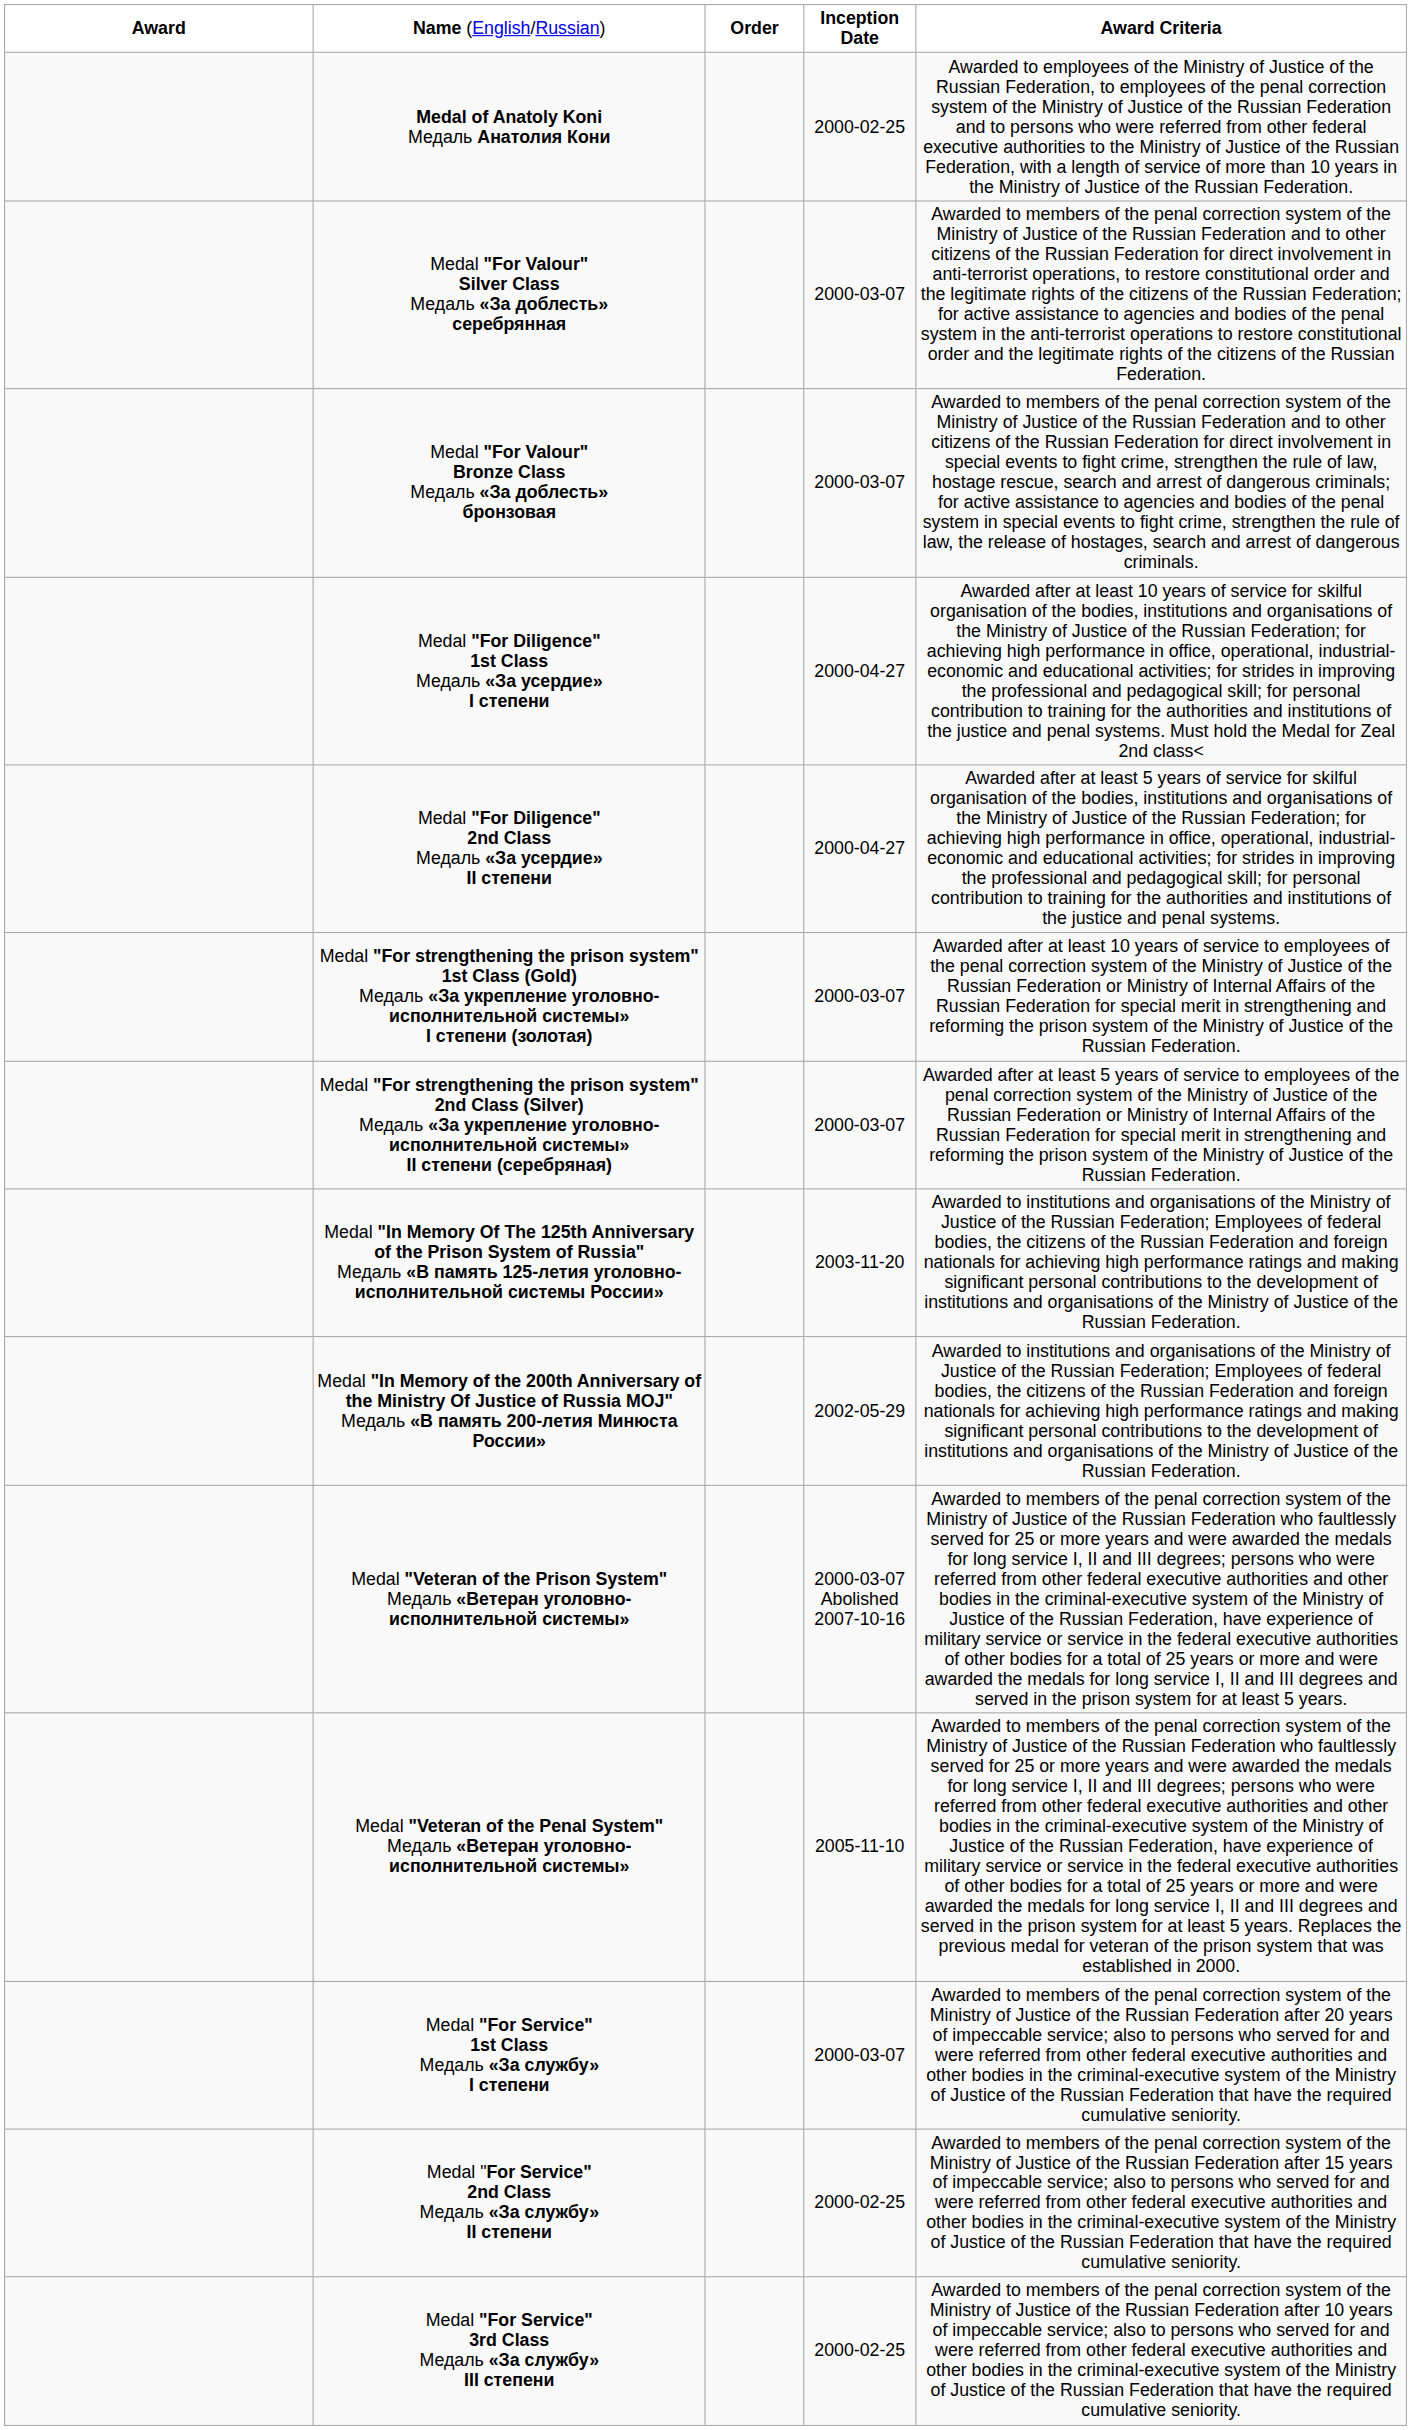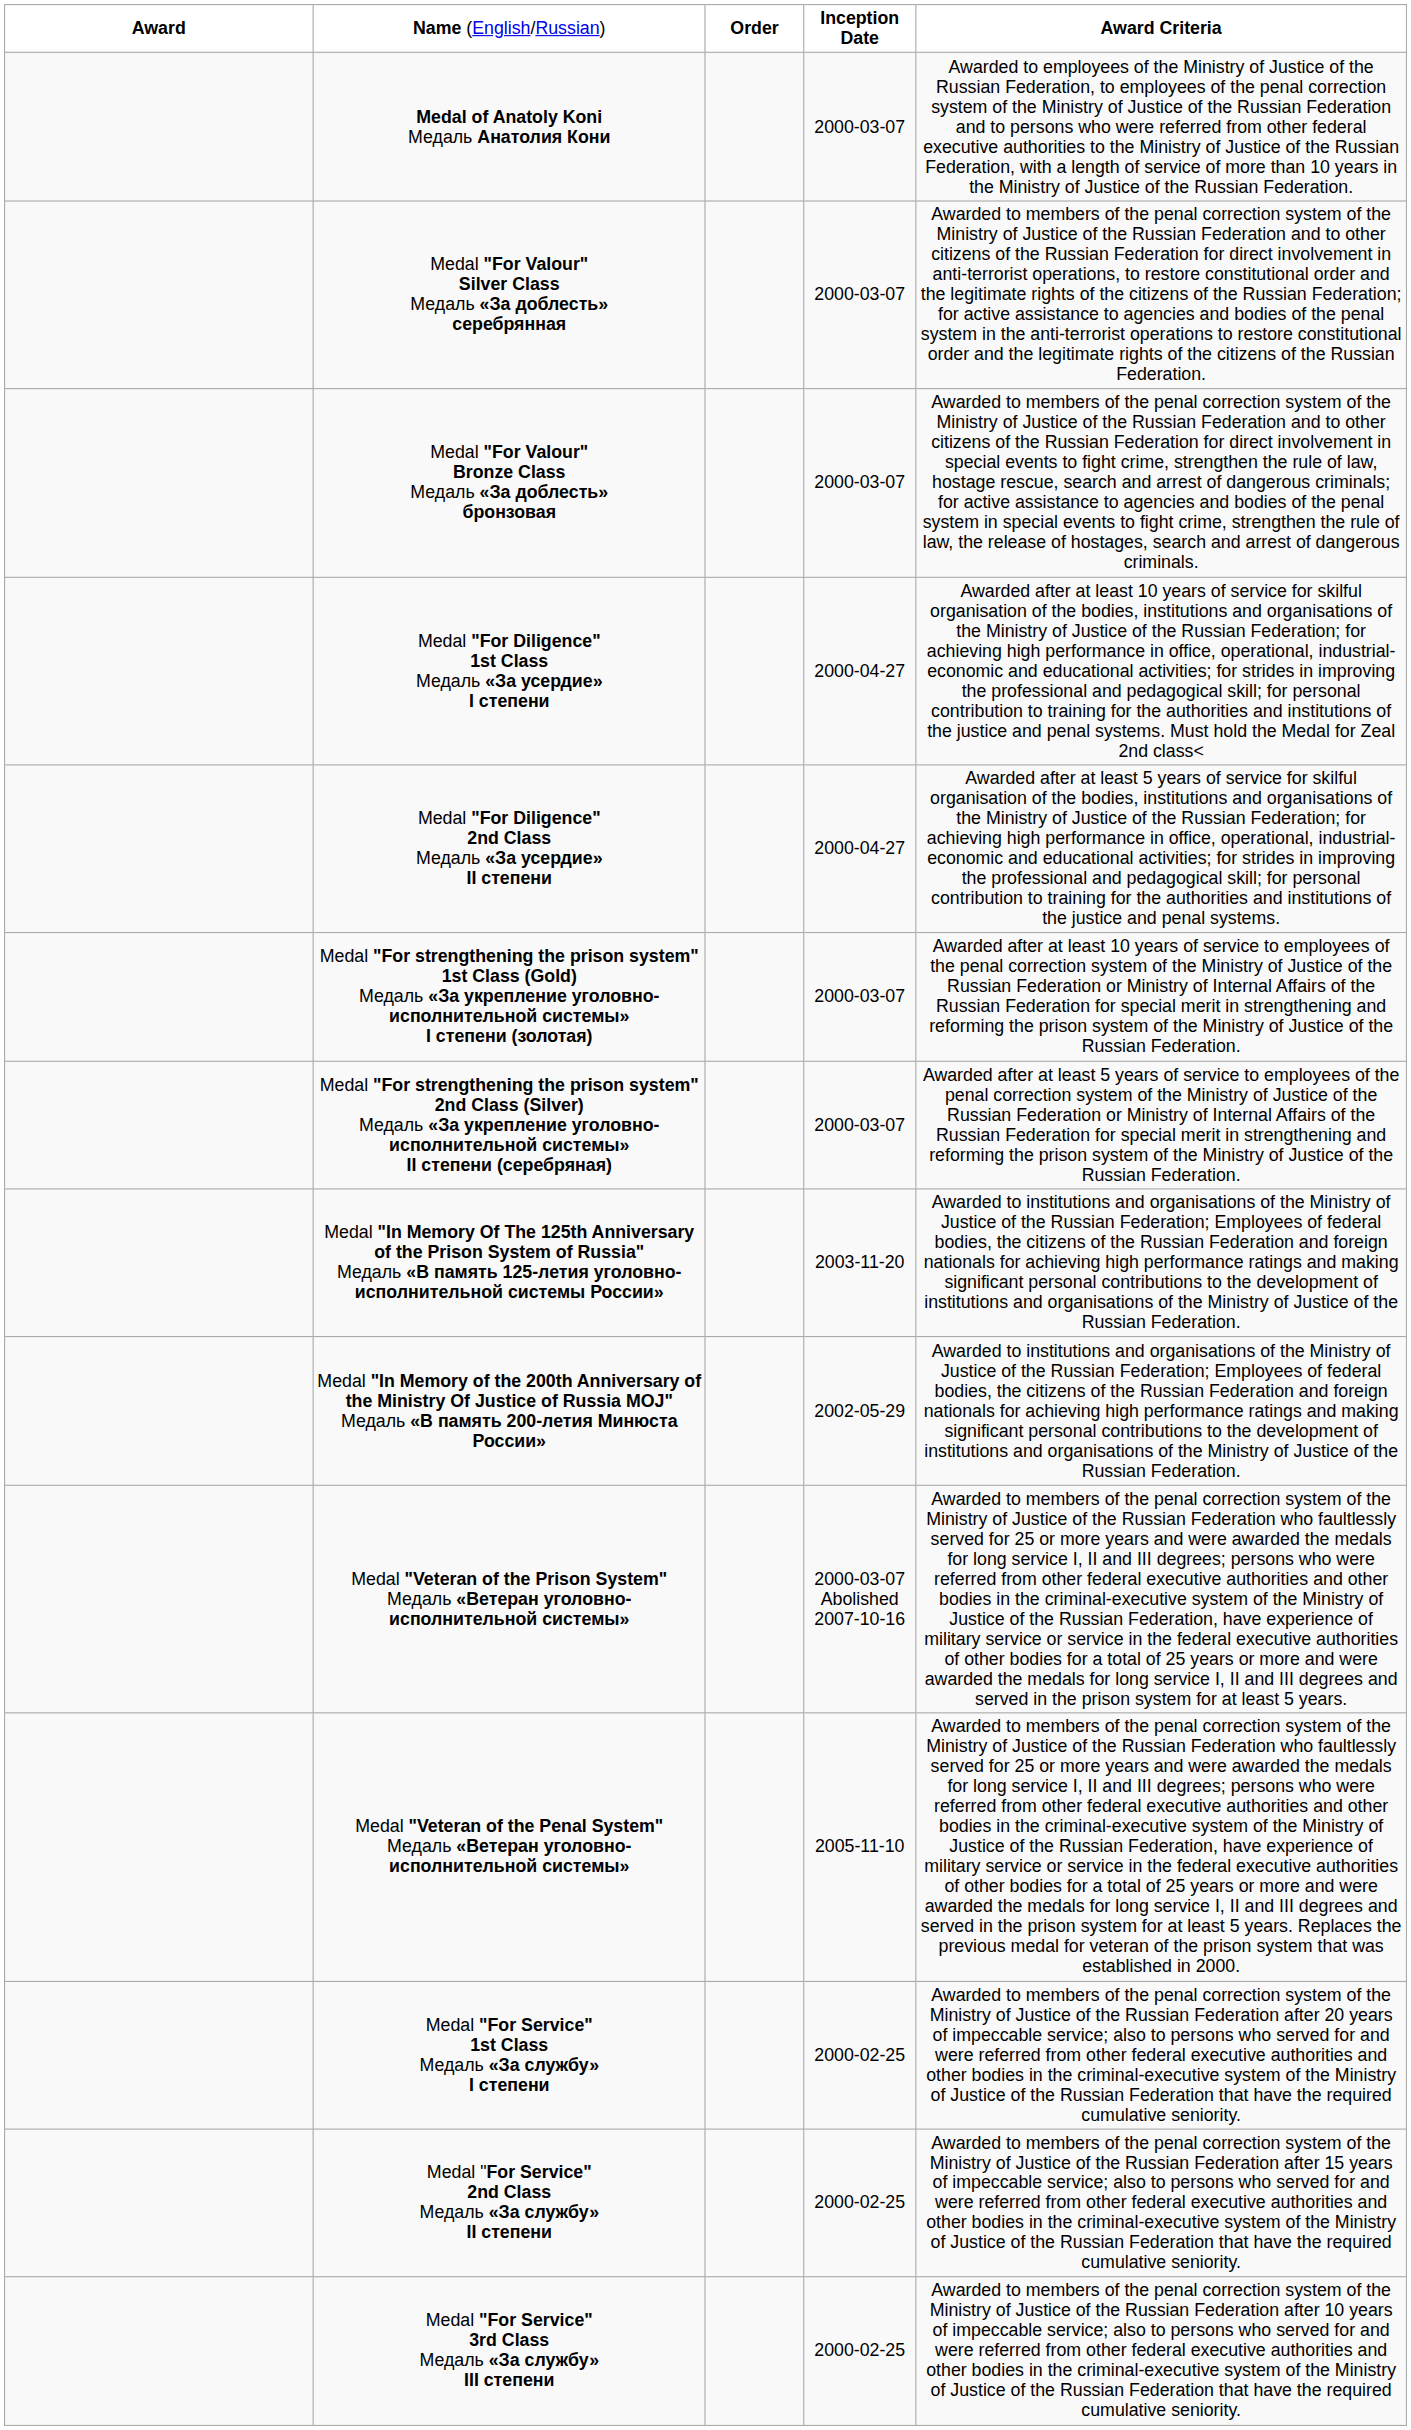(860, 126) 2000-02-25 -> (860, 126) 2000-03-07
(860, 2054) 2000-03-07 -> (860, 2054) 2000-02-25
